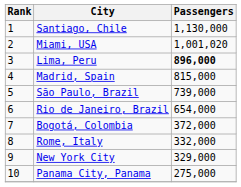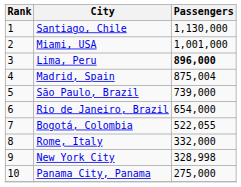(201, 45) 1,001,020 -> (201, 45) 1,001,000
(195, 77) 815,000 -> (195, 77) 875,004
(195, 126) 372,000 -> (195, 126) 522,055
(195, 158) 329,000 -> (195, 158) 328,998
